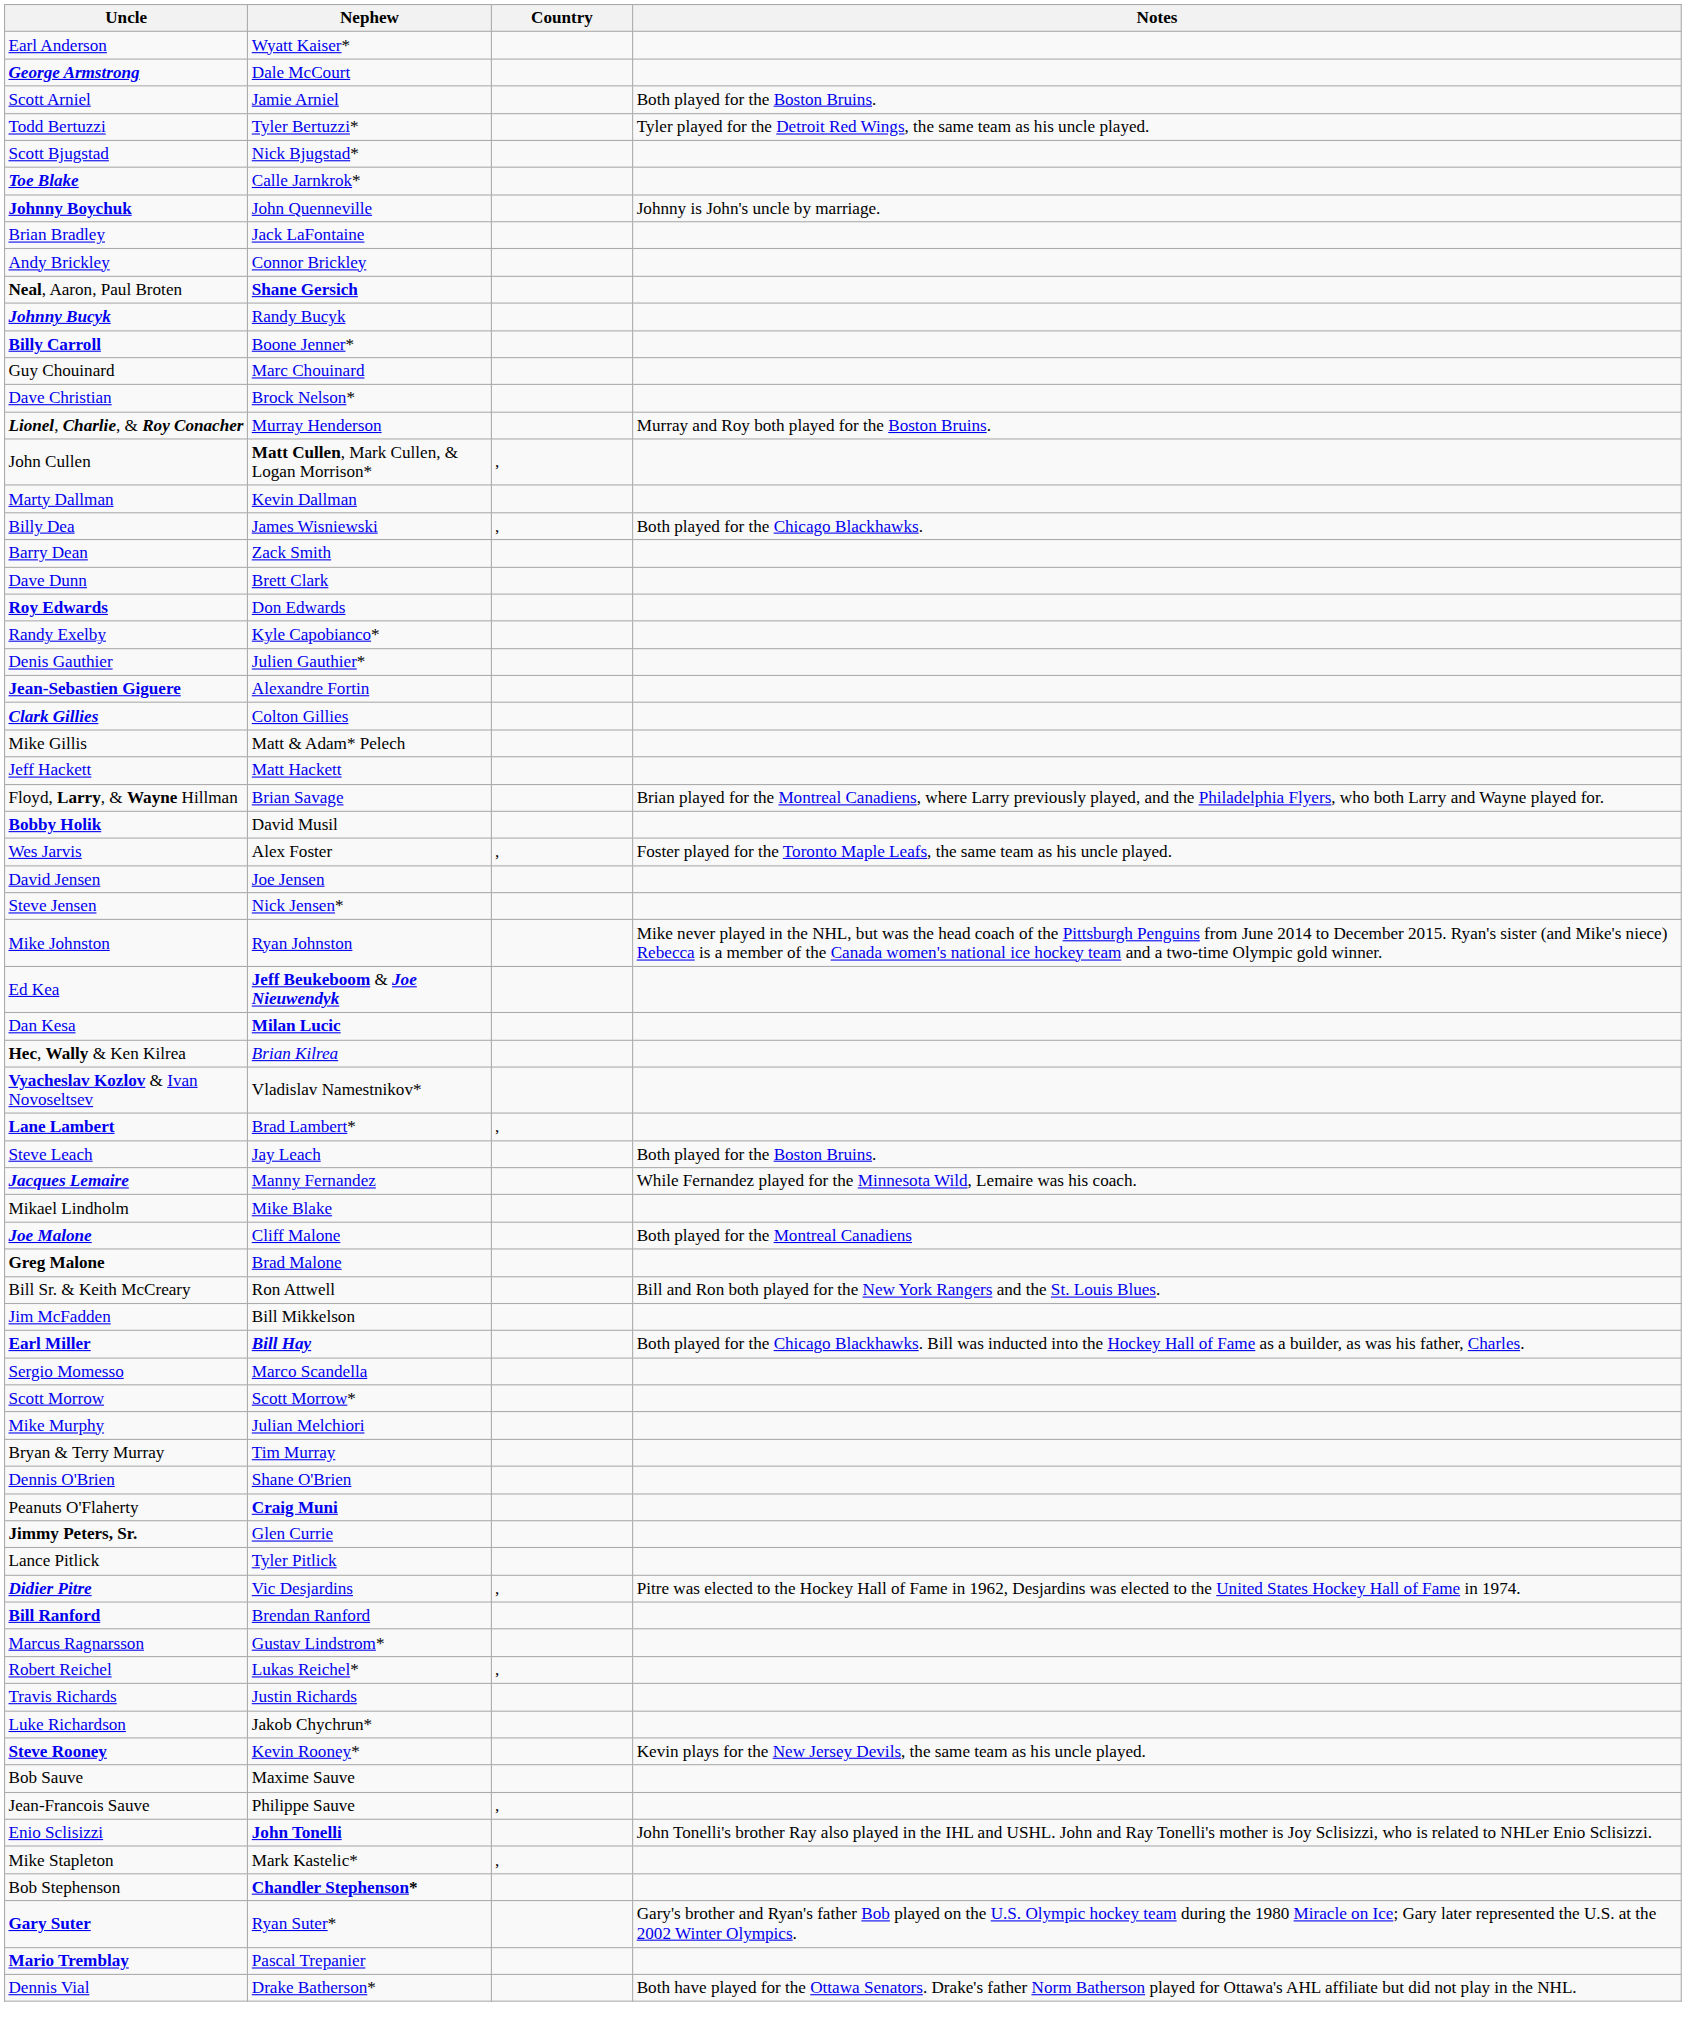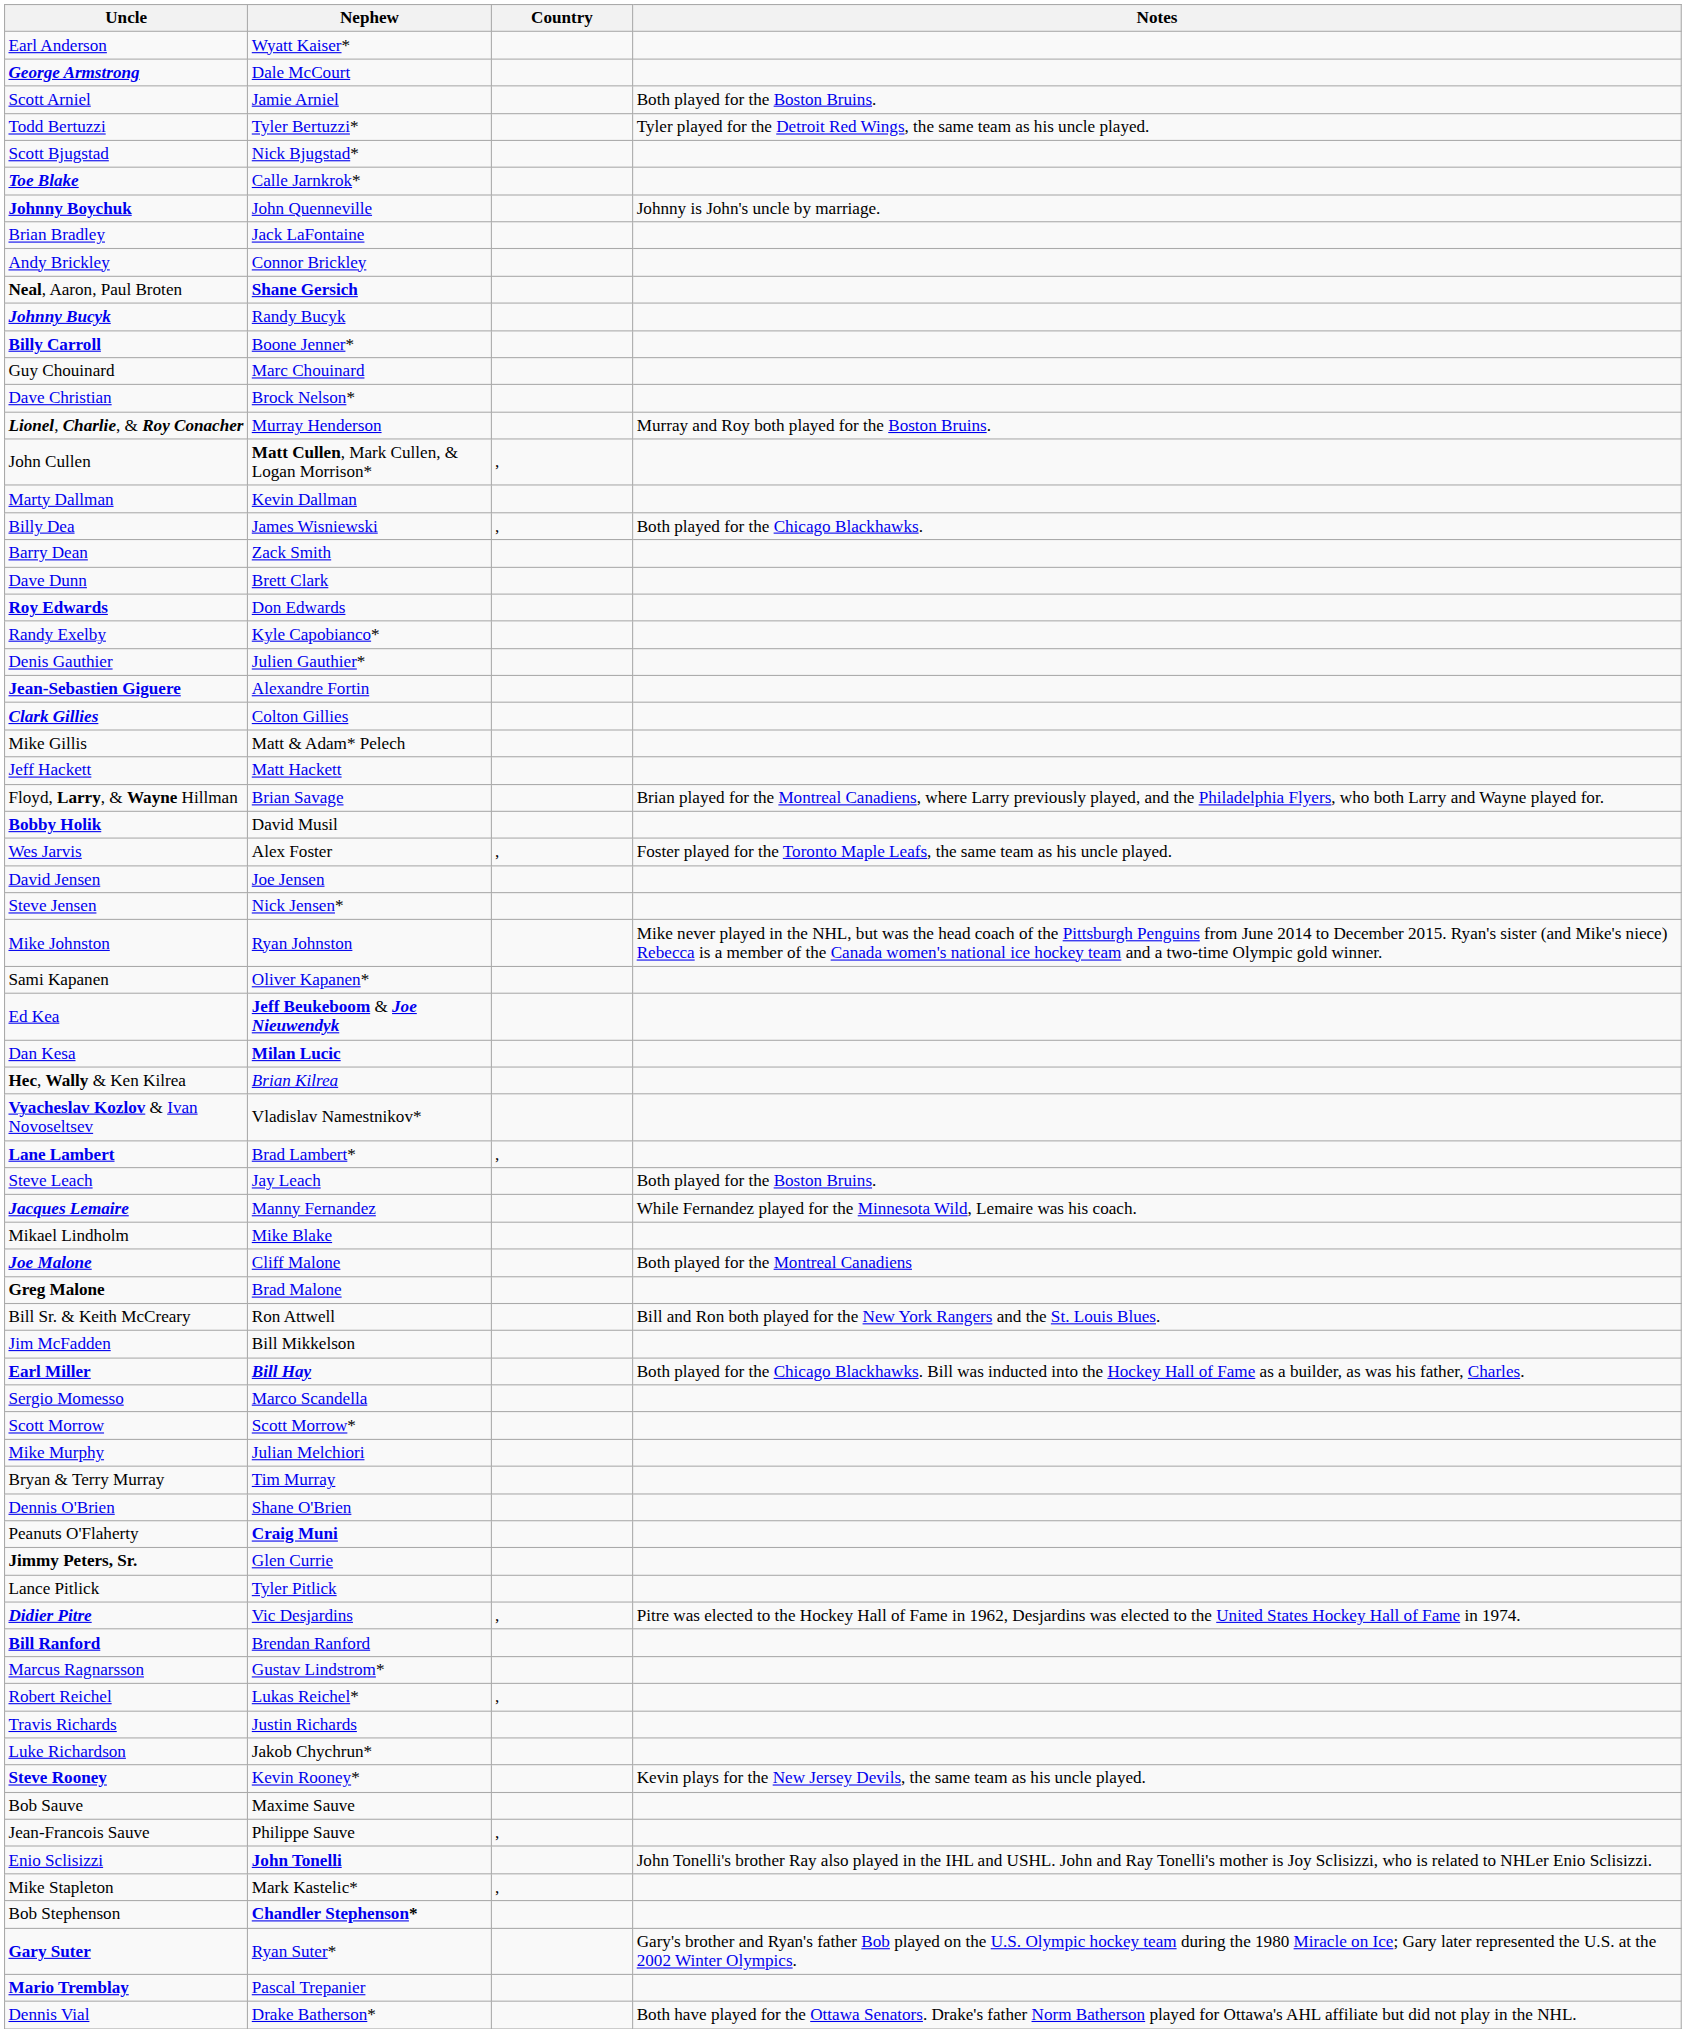+ row: (59, 979)
